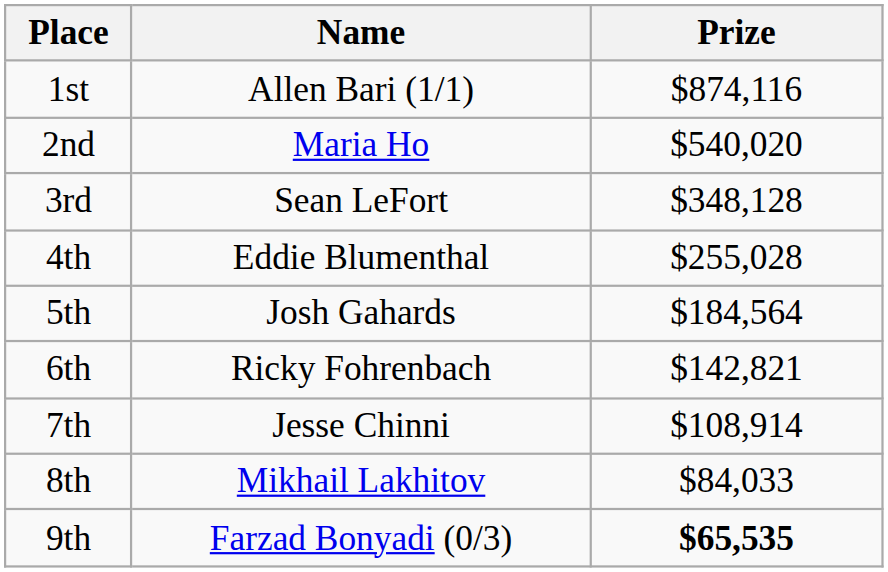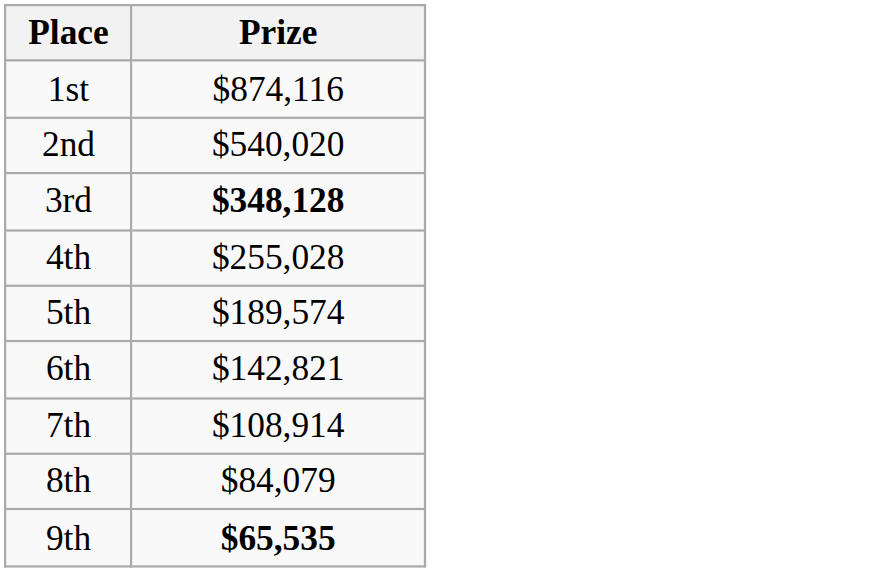- column: (361, 32)
(736, 200) normal -> (278, 200) bold
(736, 312) $184,564 -> (278, 312) $189,574
(736, 481) $84,033 -> (278, 481) $84,079
